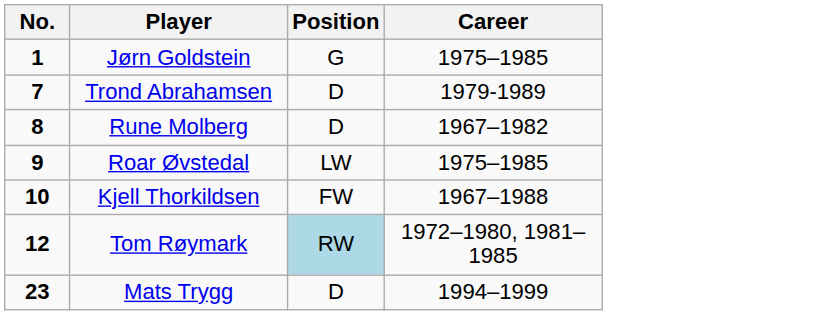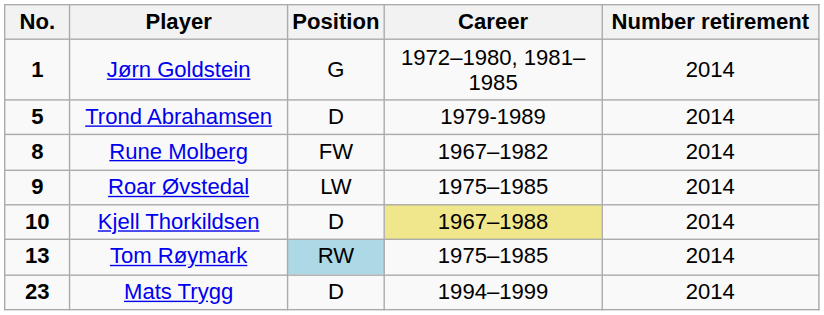+ column: (710, 22)
(493, 57) 1975–1985 -> (493, 69) 1972–1980, 1981–1985
(37, 92) 7 -> (37, 116) 5
(336, 127) D -> (336, 151) FW
(336, 197) FW -> (336, 221) D
(493, 197) no background -> (493, 221) khaki background
(37, 244) 12 -> (37, 256) 13
(493, 244) 1972–1980, 1981–1985 -> (493, 256) 1975–1985
